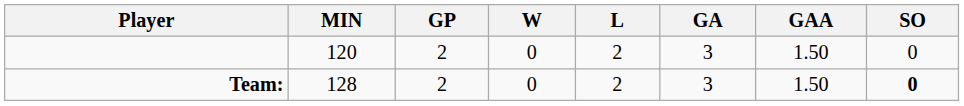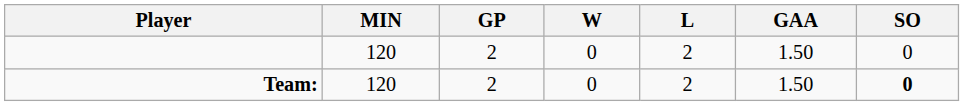- column: (708, 20)
(342, 84) 128 -> (381, 84) 120
